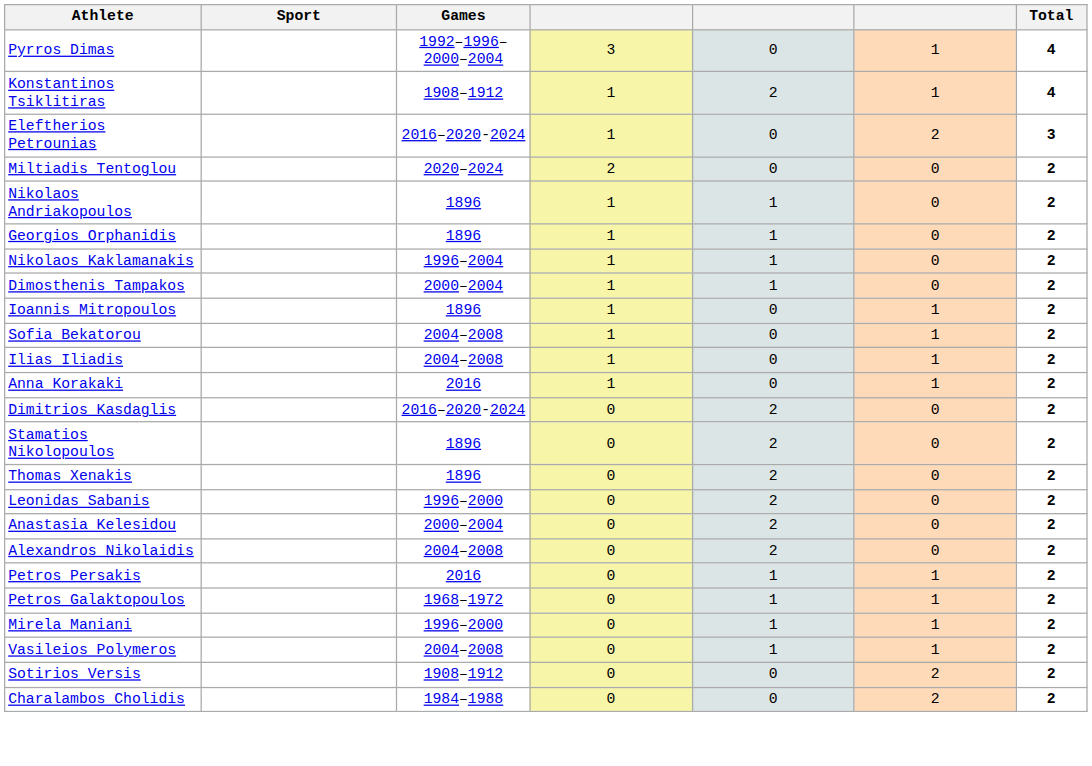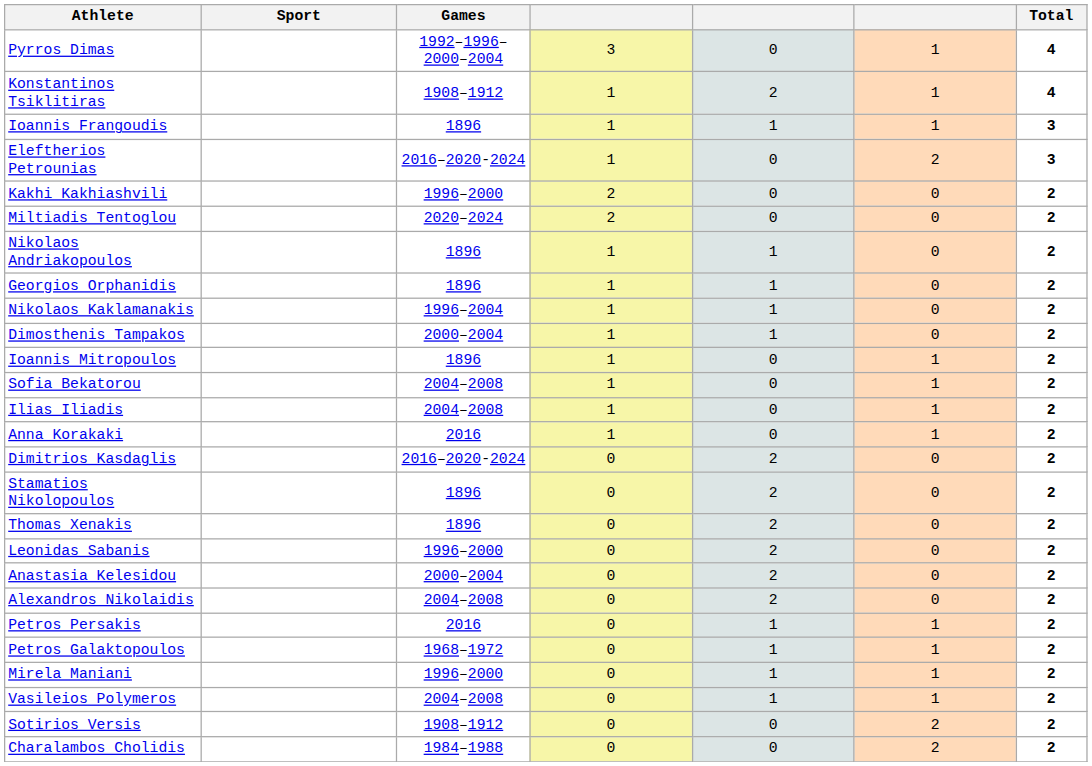+ row: (88, 126)
+ row: (88, 193)
